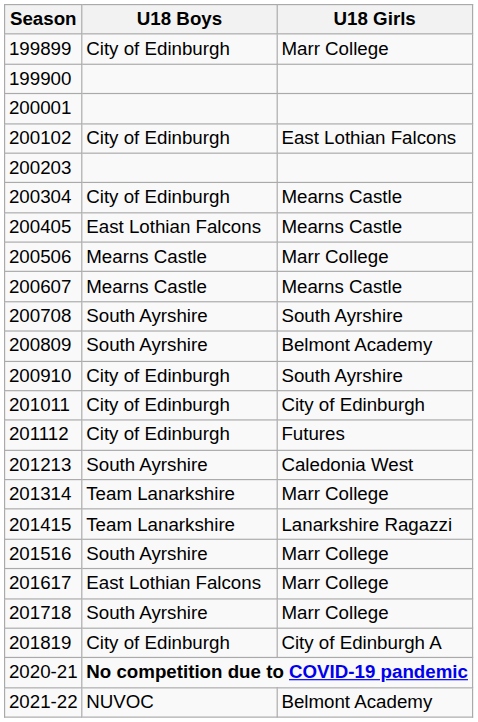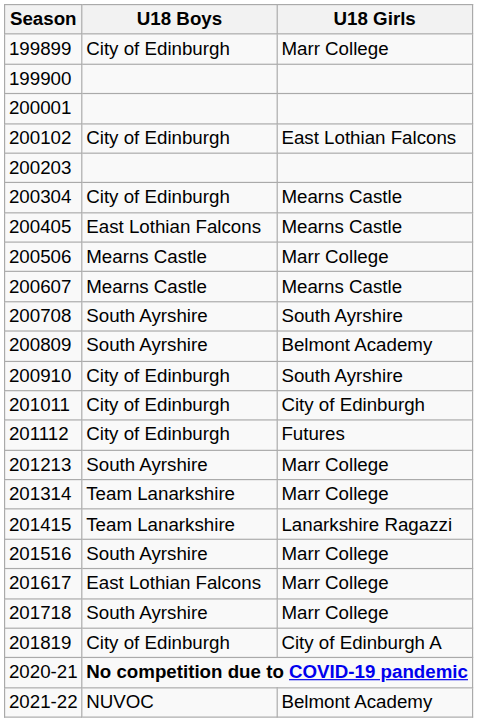(347, 464) Caledonia West -> (335, 464) Marr College
